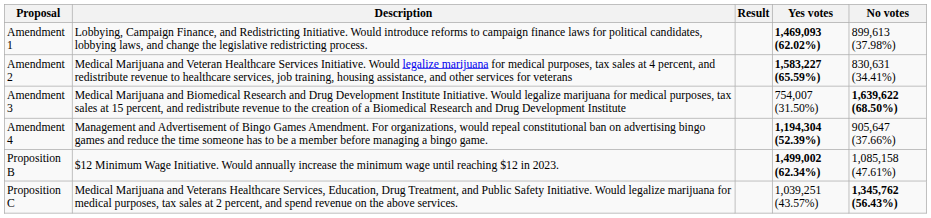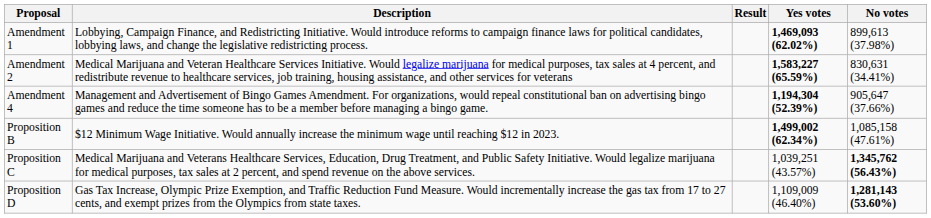- row: (36, 102)
+ row: (34, 197)
